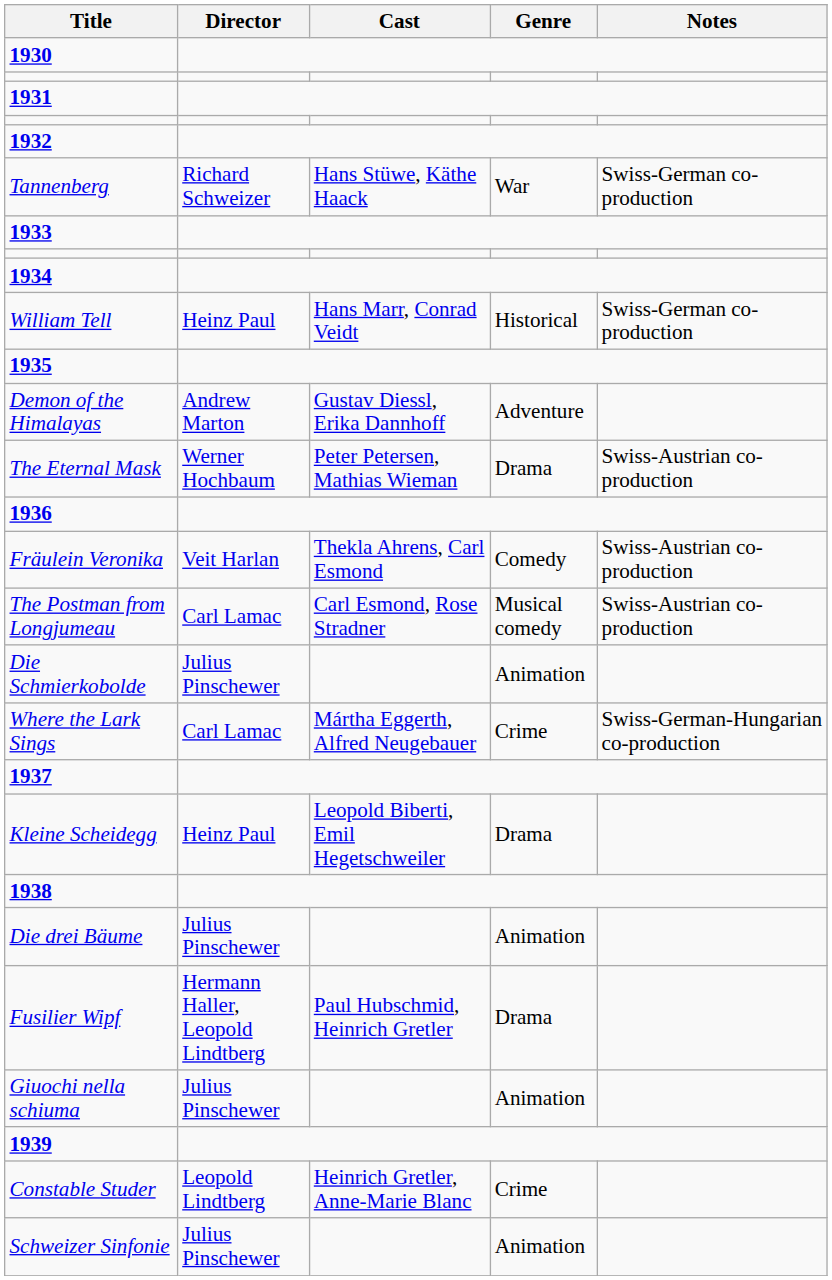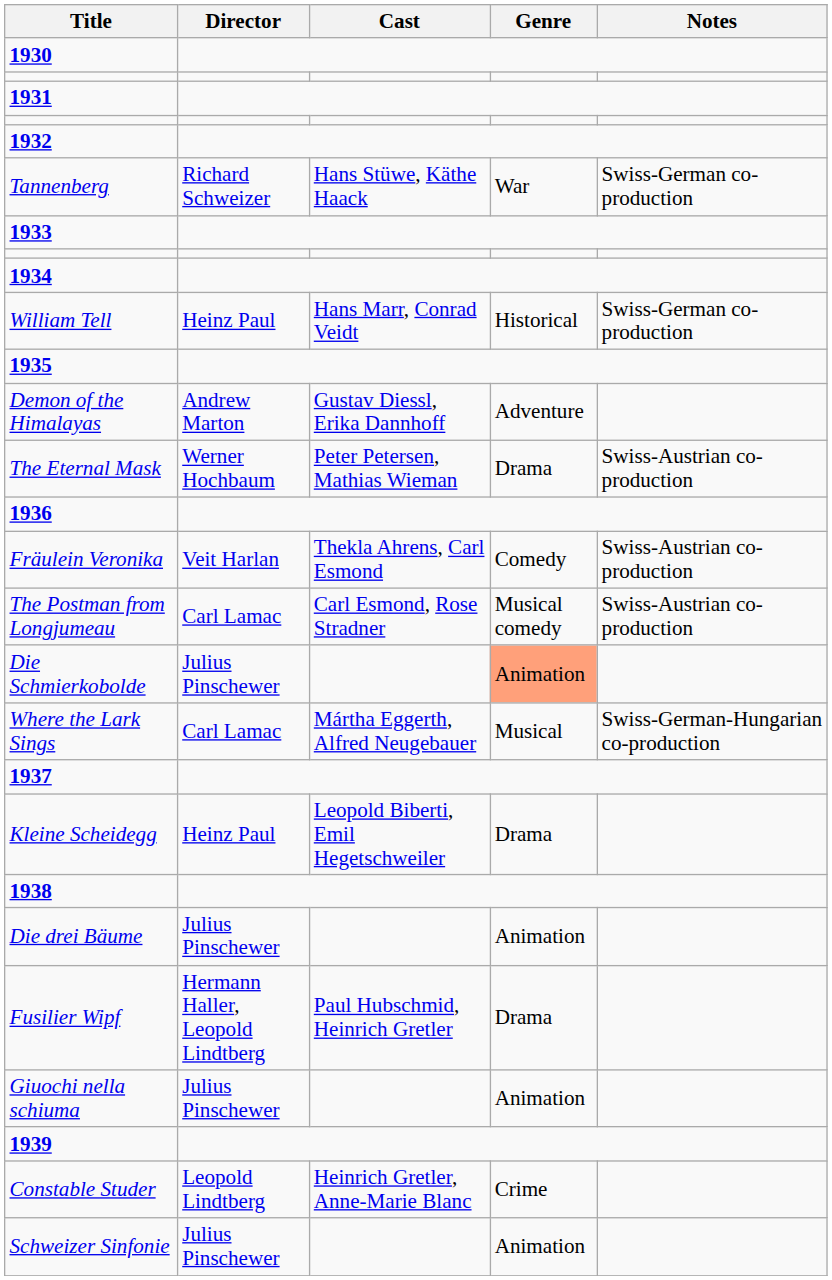(540, 673) no background -> (540, 673) lightsalmon background
(521, 731) Crime -> (529, 731) Musical
